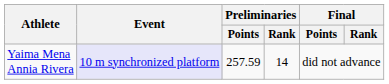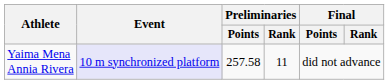(243, 62) 257.59 -> (243, 62) 257.58
(282, 62) 14 -> (282, 62) 11
